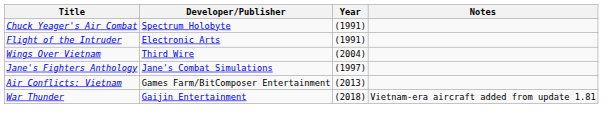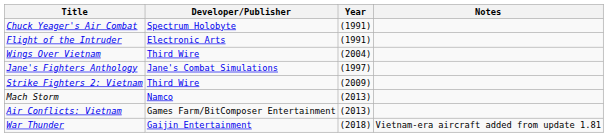+ row: (75, 82)
+ row: (33, 97)
